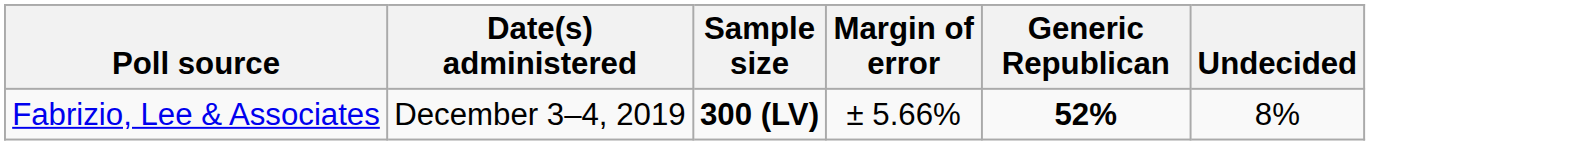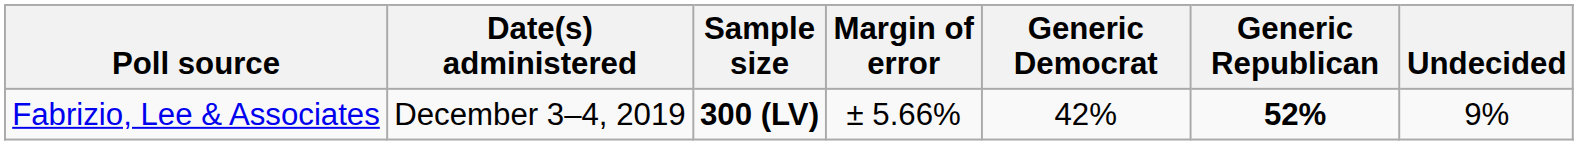+ column: (1086, 46)
(1277, 113) 8% -> (1487, 113) 9%
